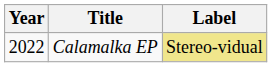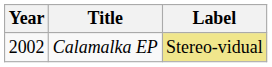(27, 47) 2022 -> (27, 47) 2002
